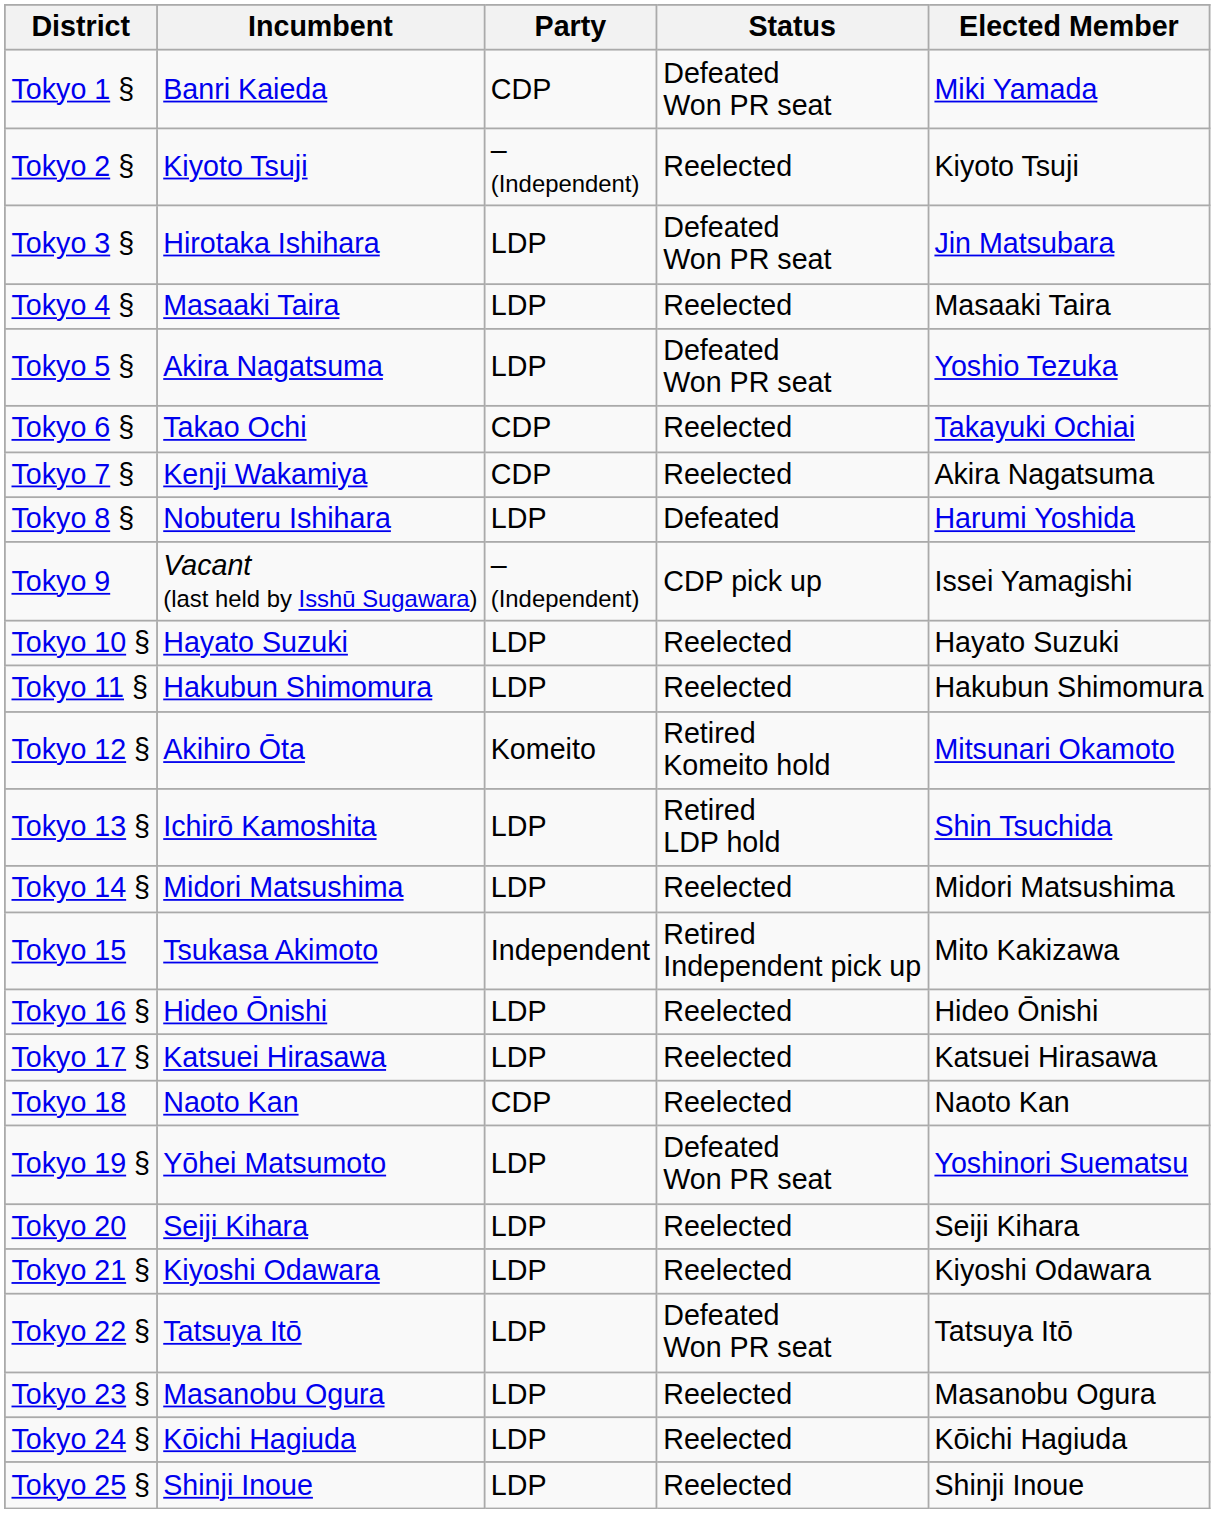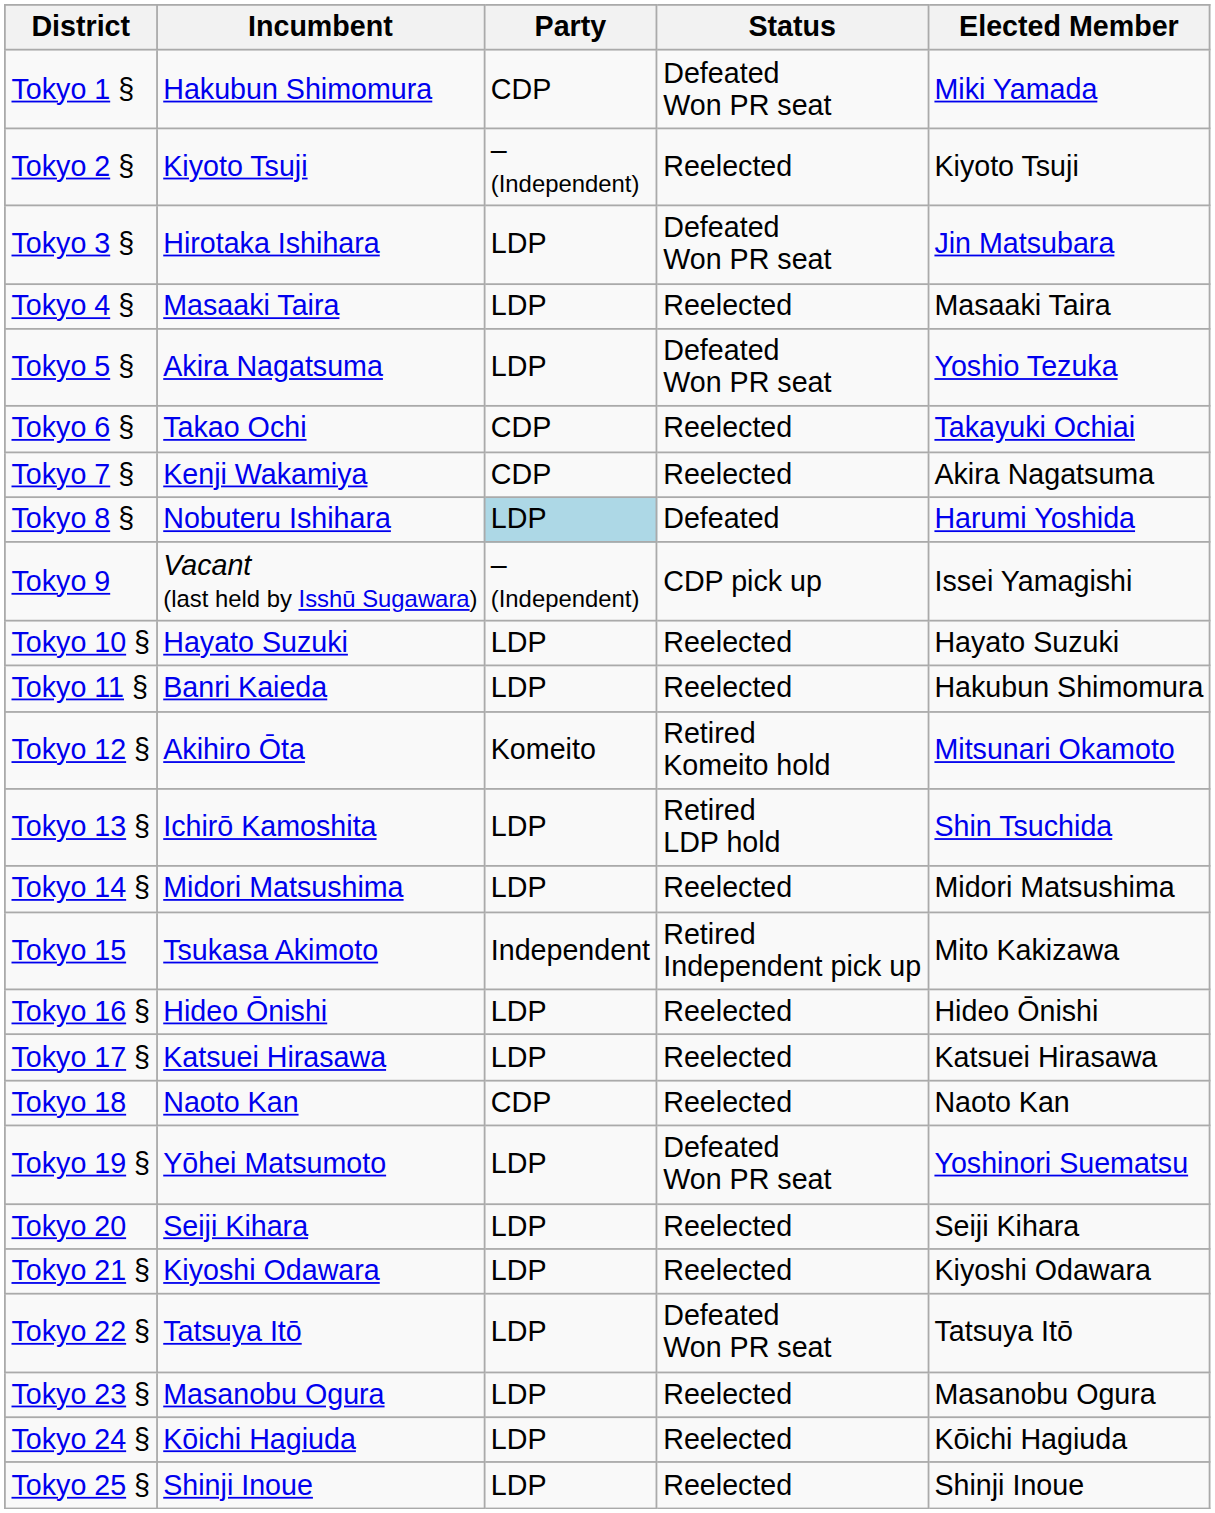(245, 88) Banri Kaieda -> (298, 88) Hakubun Shimomura
(519, 519) no background -> (519, 519) lightblue background
(298, 687) Hakubun Shimomura -> (245, 687) Banri Kaieda
